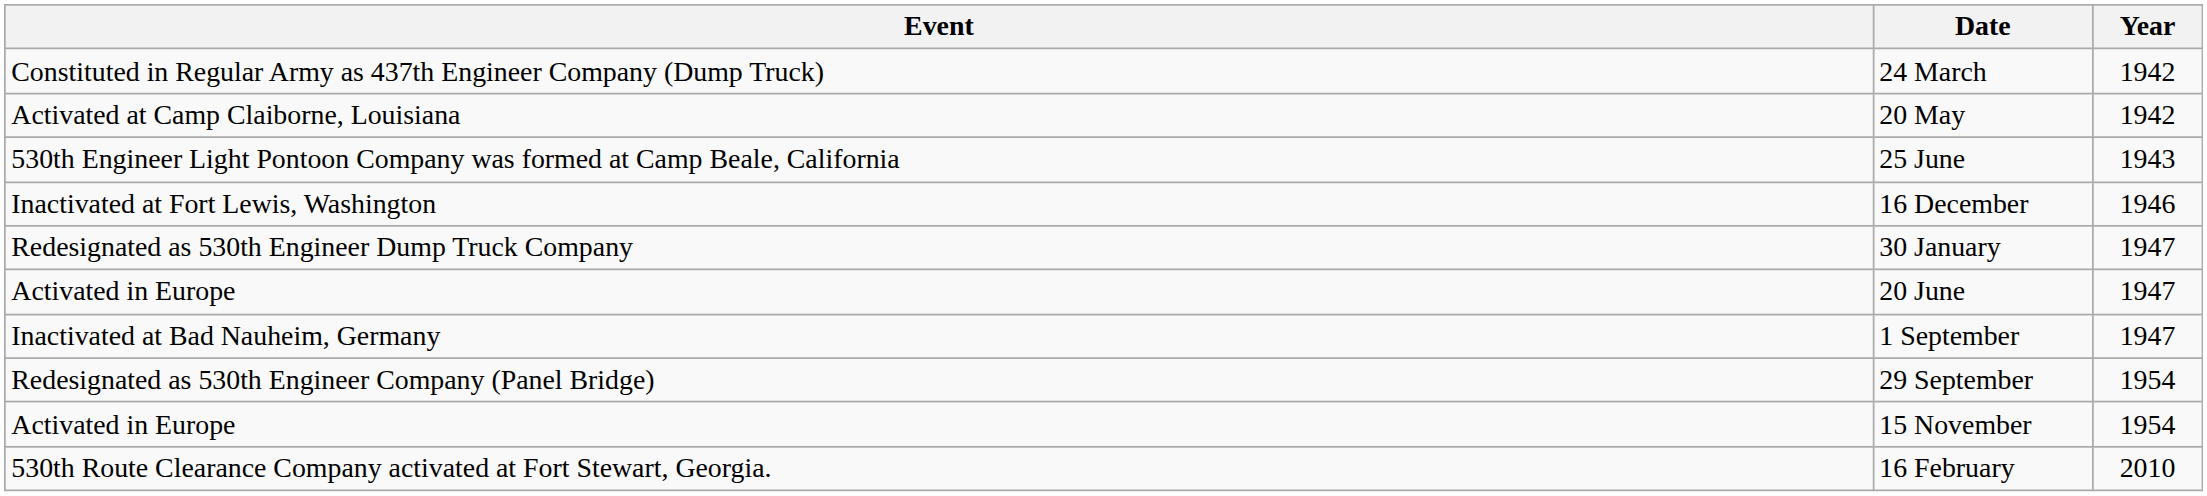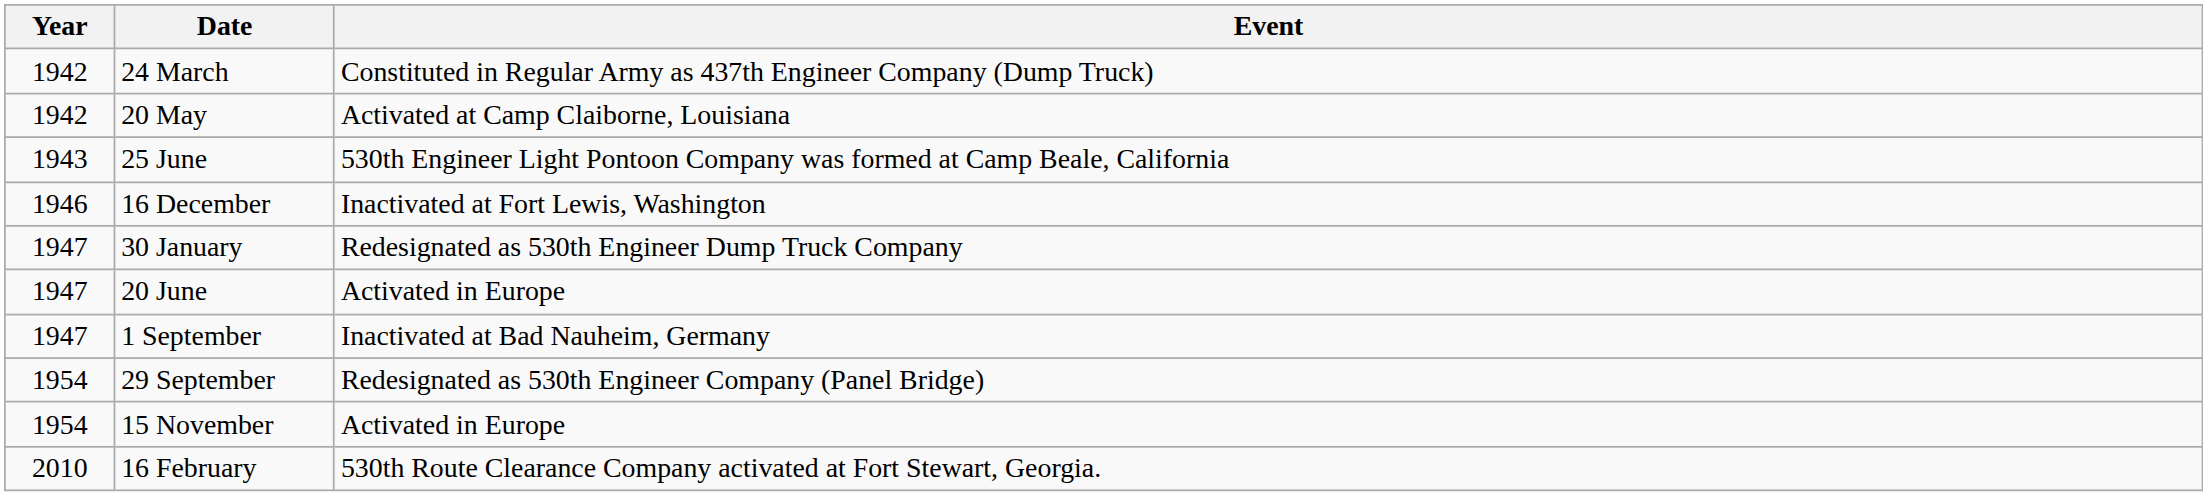columns swapped: (2148, 26) <-> (939, 26)
